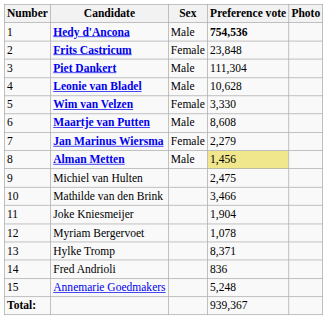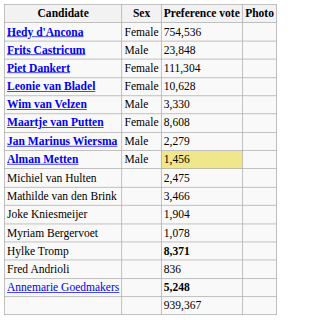- column: (27, 13)
(183, 31) Male -> (142, 31) Female
(229, 31) bold -> (183, 31) normal
(188, 50) Female -> (136, 50) Male
(183, 68) Male -> (142, 68) Female
(183, 86) Male -> (142, 86) Female
(188, 104) Female -> (136, 104) Male
(183, 123) Male -> (142, 123) Female
(188, 141) Female -> (136, 141) Male
(223, 251) normal -> (177, 251) bold
(223, 287) normal -> (177, 287) bold
